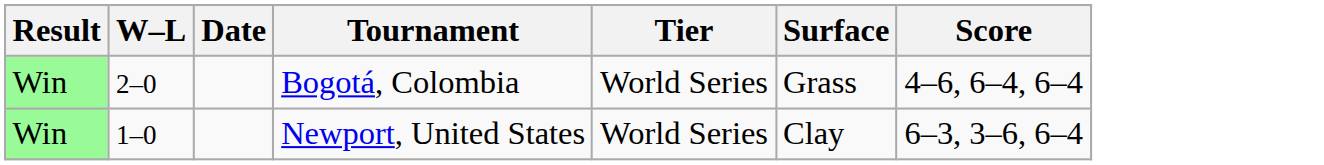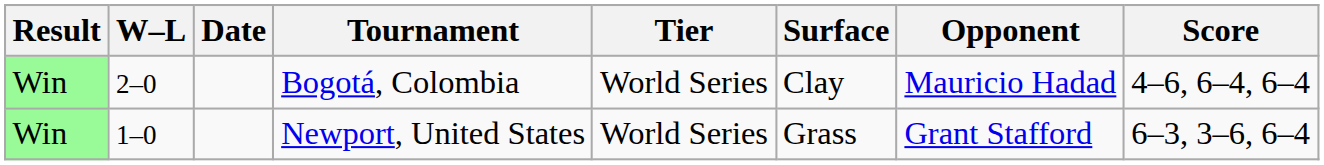+ column: (1010, 30)
(820, 81) Grass -> (814, 81) Clay
(814, 133) Clay -> (820, 133) Grass
